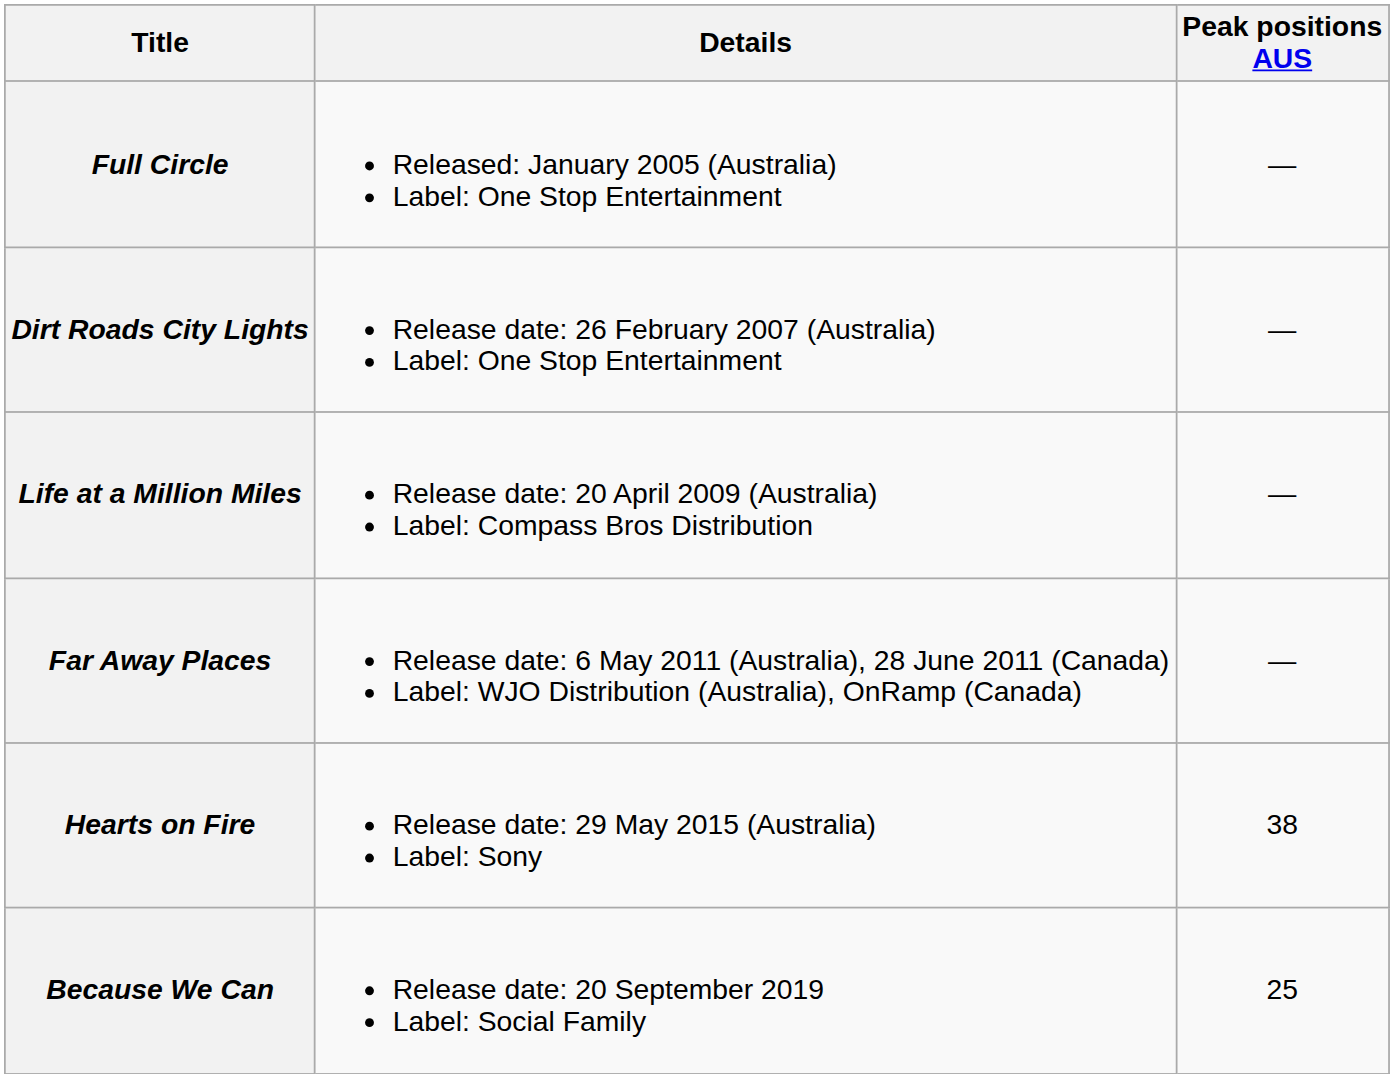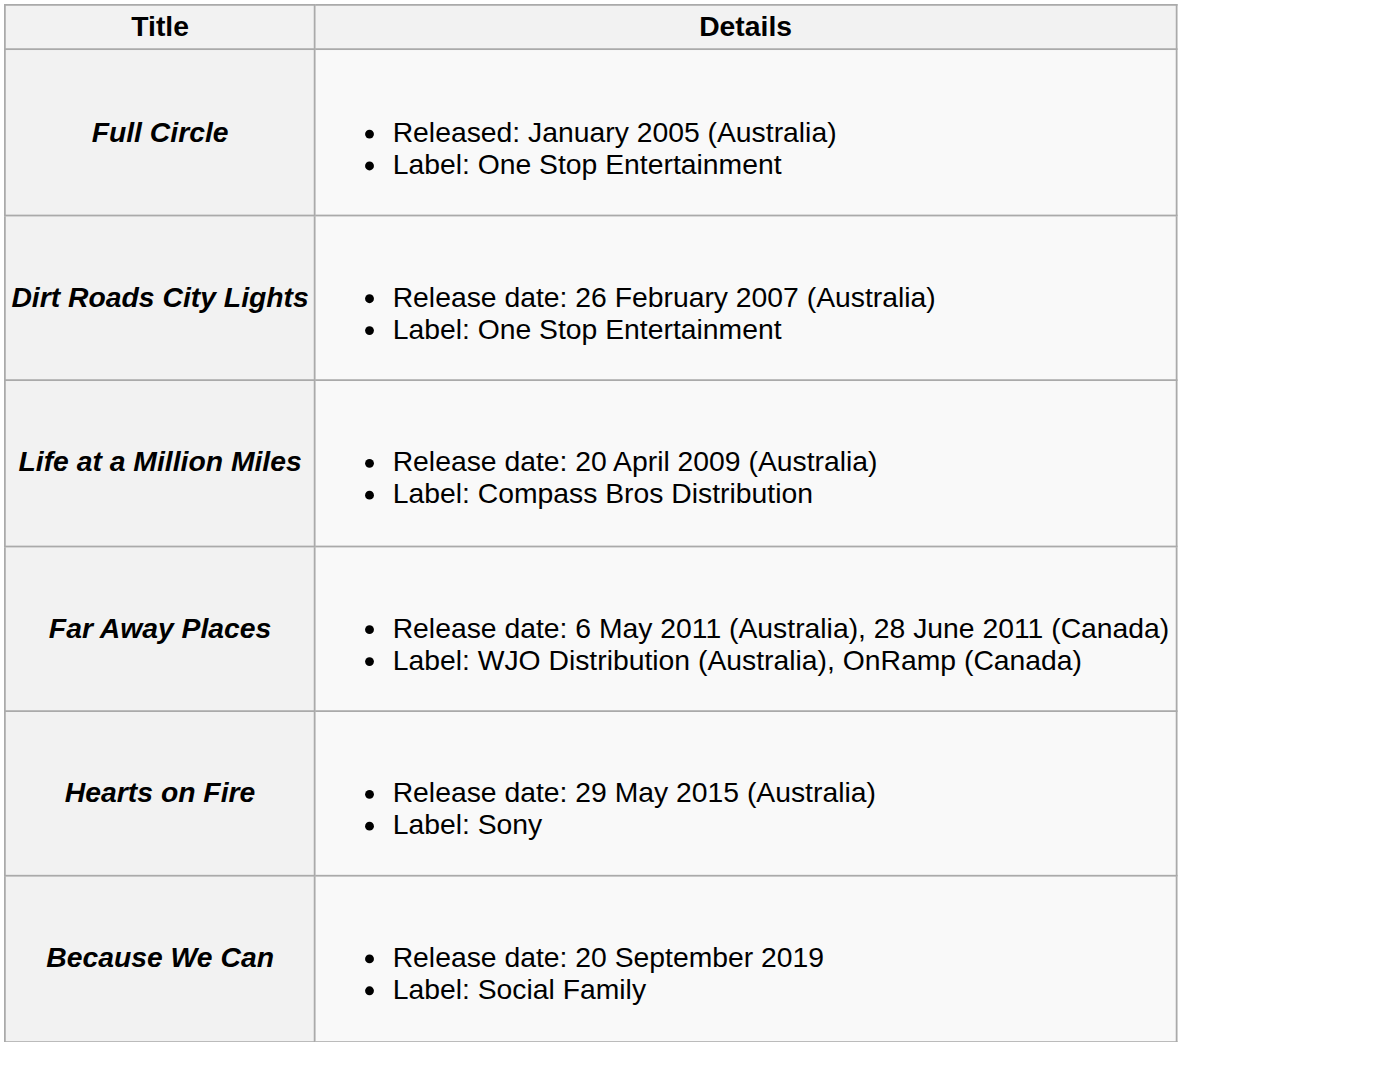- column: (1282, 42)
